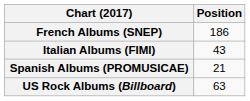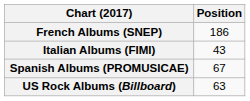(219, 68) 21 -> (219, 68) 67
